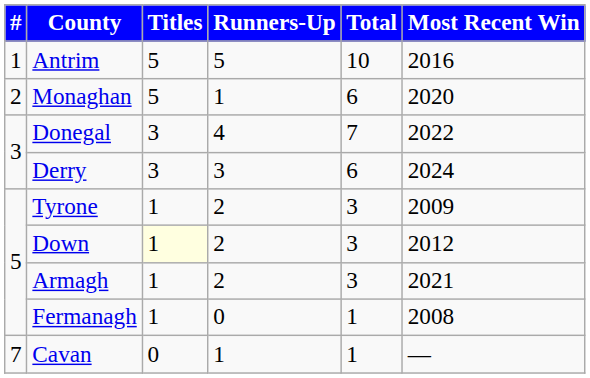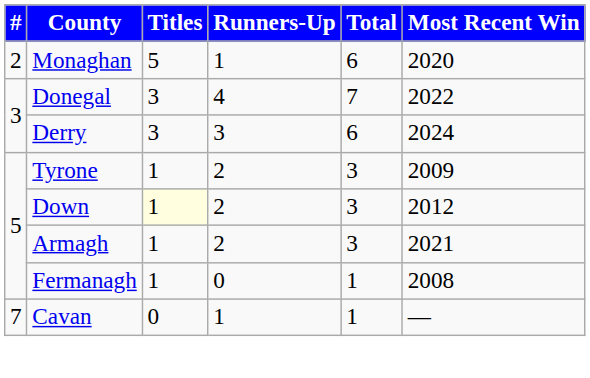- row: (66, 59)
